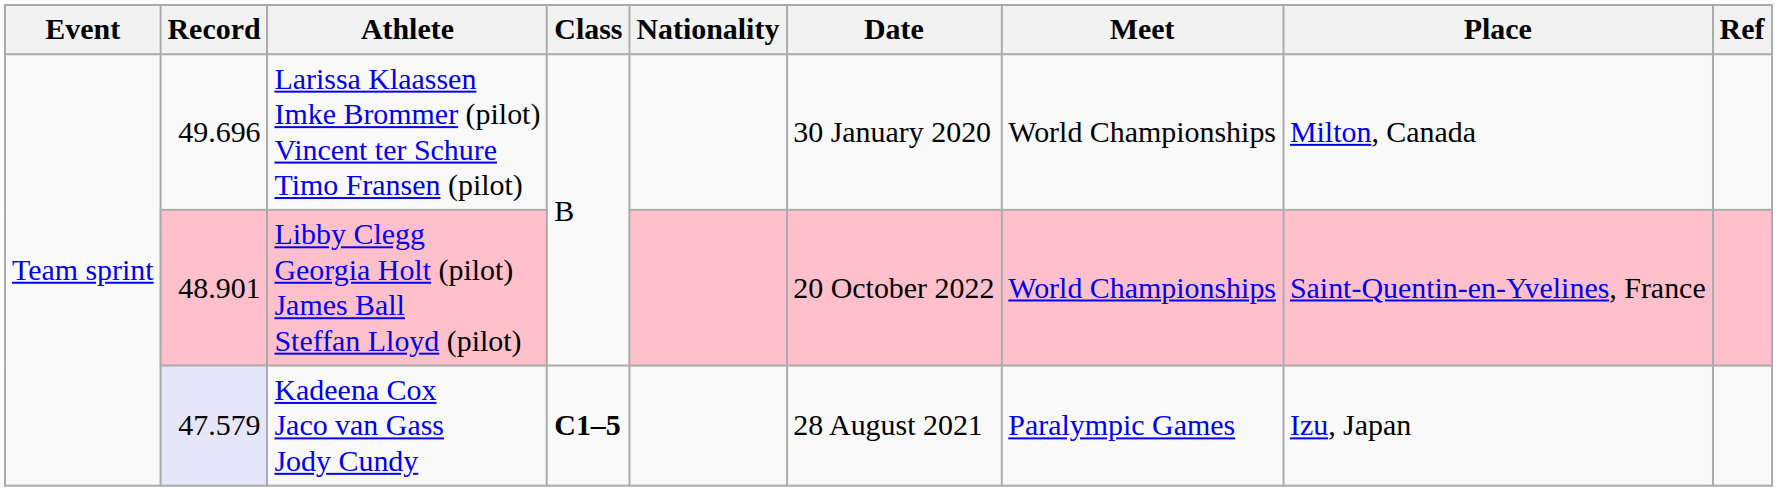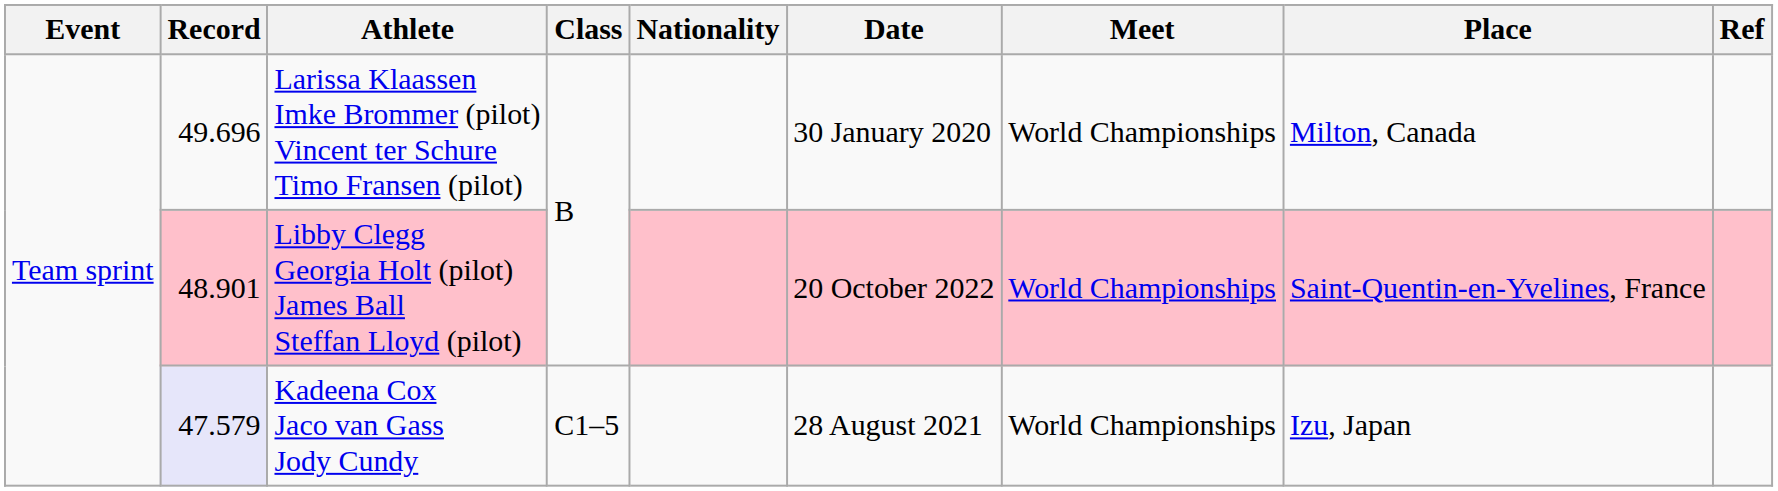(588, 425) bold -> (587, 425) normal
(1122, 425) Paralympic Games -> (1142, 425) World Championships
